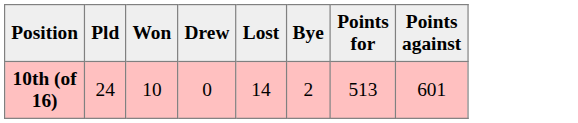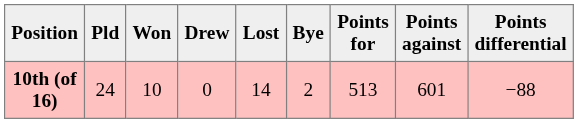+ column: (521, 32)
